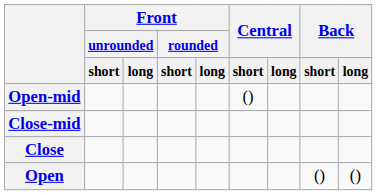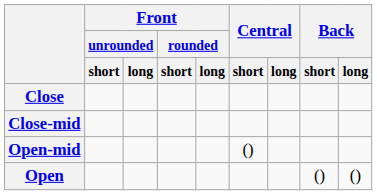rows swapped: (44, 149) <-> (44, 96)
